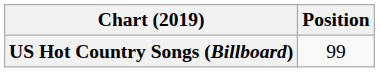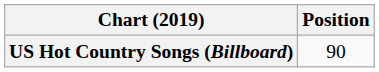(336, 50) 99 -> (336, 50) 90
